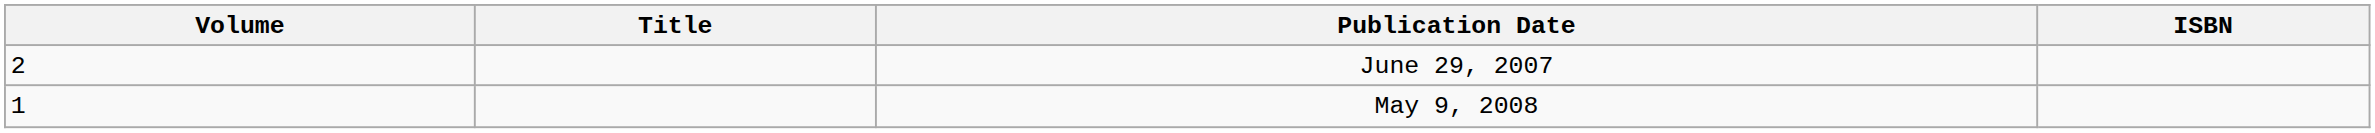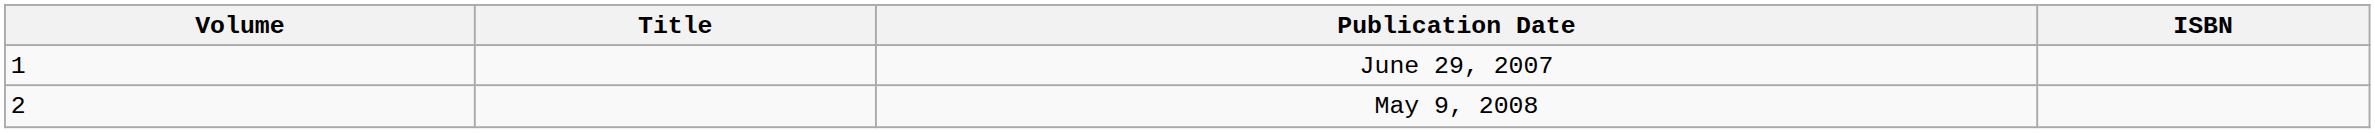(18, 66) 2 -> (18, 66) 1
(18, 106) 1 -> (18, 106) 2
